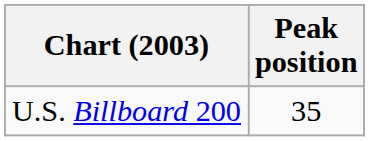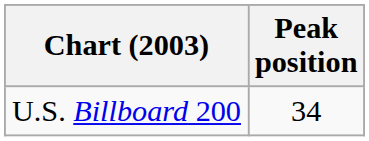(306, 110) 35 -> (306, 110) 34
